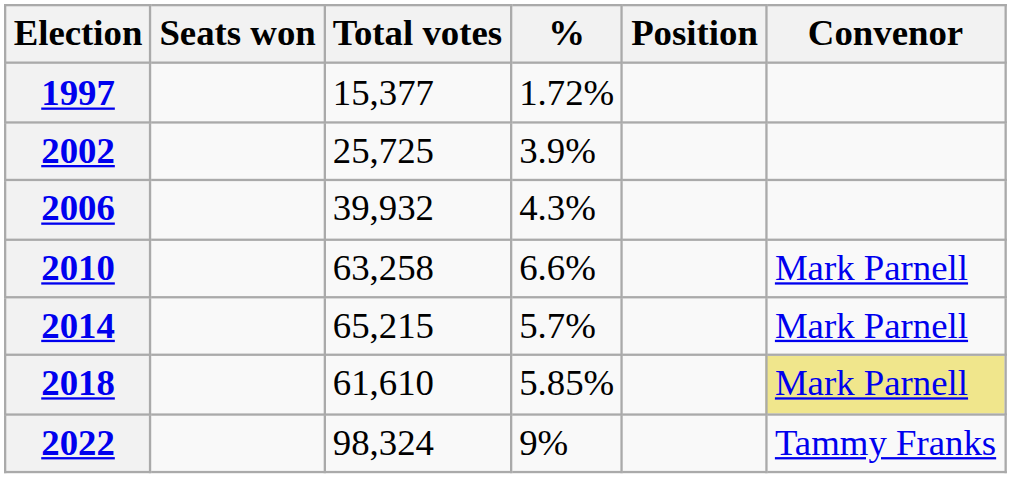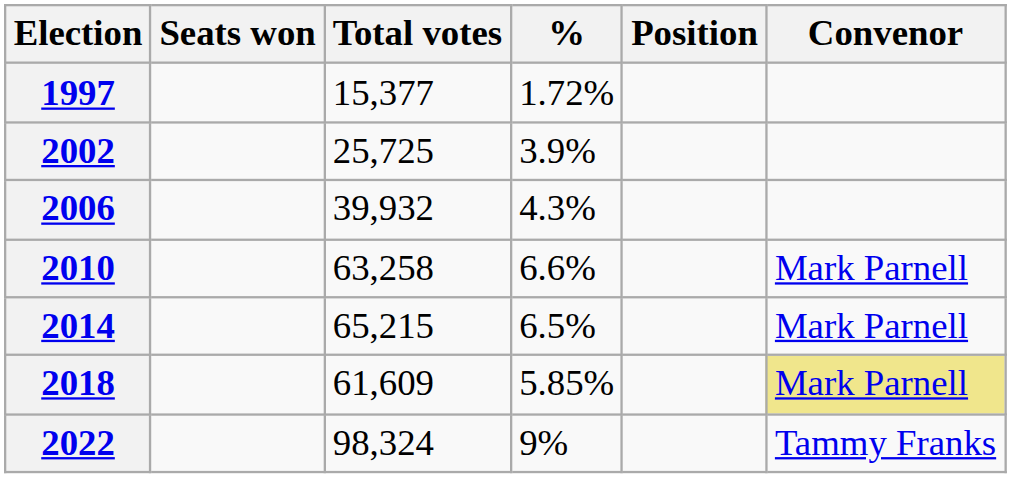(557, 325) 5.7% -> (557, 325) 6.5%
(383, 383) 61,610 -> (383, 383) 61,609
